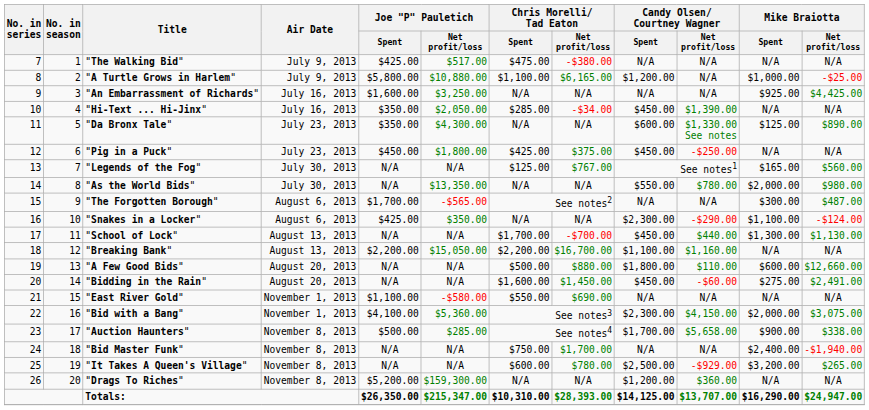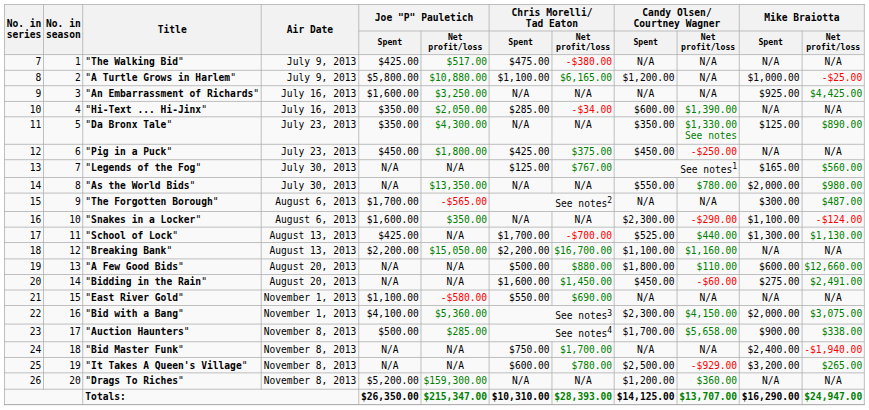(654, 109) $450.00 -> (654, 109) $600.00
(654, 125) $600.00 -> (654, 125) $350.00
(399, 219) $425.00 -> (393, 219) $1,600.00
(390, 235) N/A -> (399, 235) $425.00
(654, 235) $450.00 -> (654, 235) $525.00
